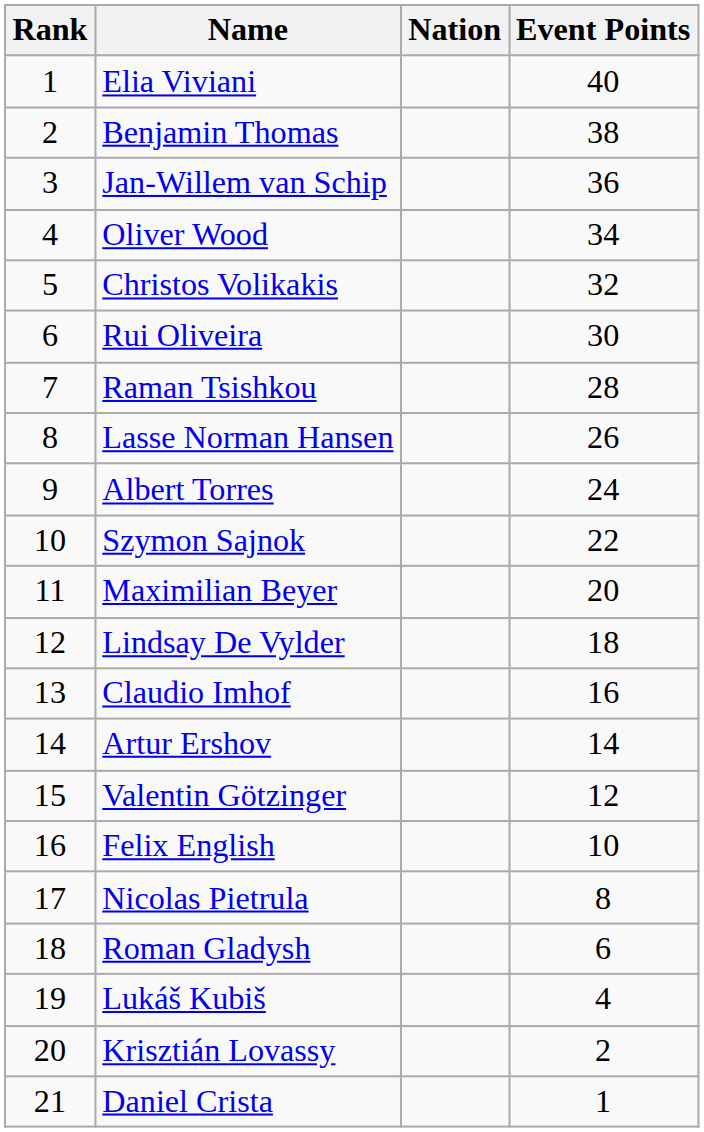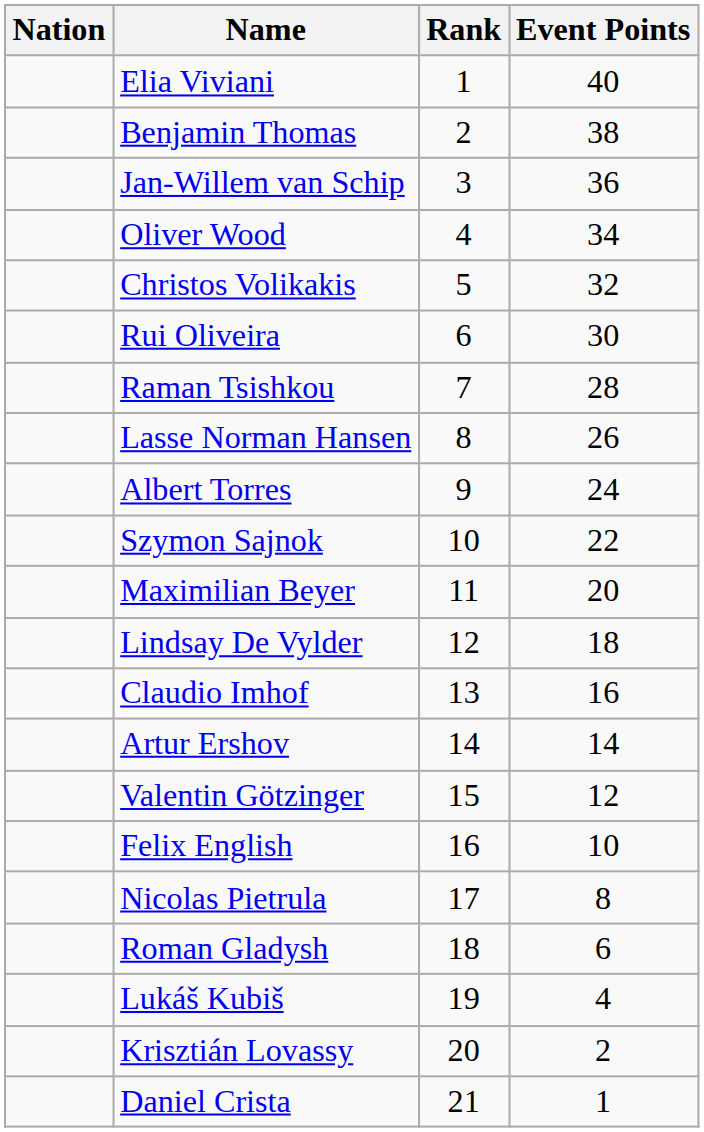columns swapped: (50, 30) <-> (455, 30)
